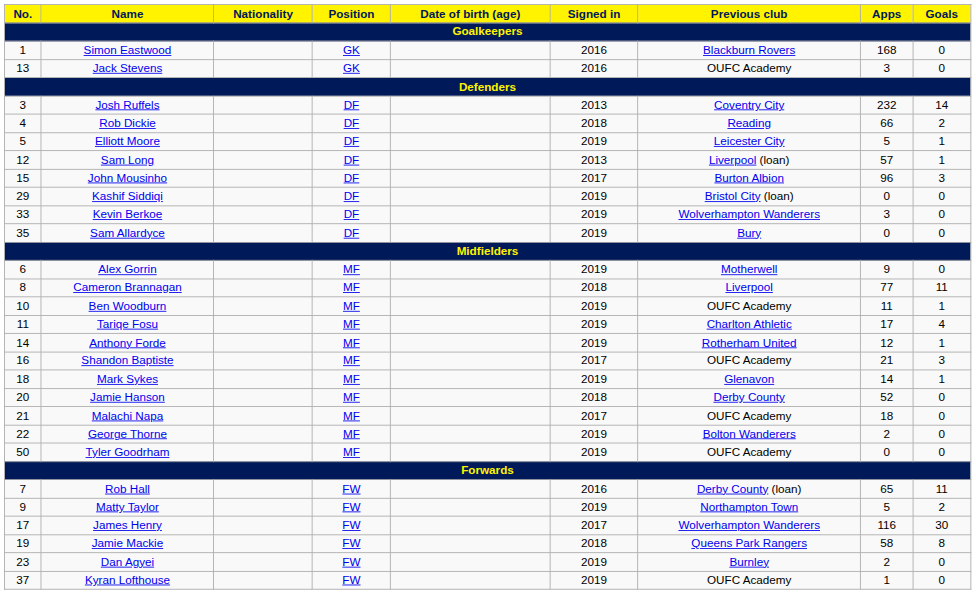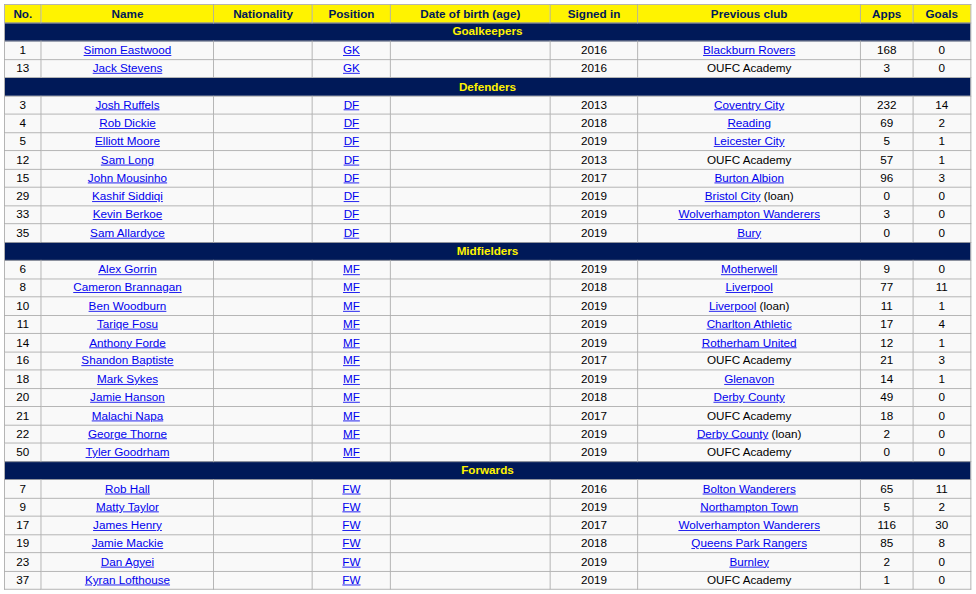(887, 123) 66 -> (887, 123) 69
(749, 160) Liverpool (loan) -> (749, 160) OUFC Academy
(749, 306) OUFC Academy -> (749, 306) Liverpool (loan)
(887, 397) 52 -> (887, 397) 49
(749, 434) Bolton Wanderers -> (749, 434) Derby County (loan)
(749, 488) Derby County (loan) -> (749, 488) Bolton Wanderers
(887, 543) 58 -> (887, 543) 85
